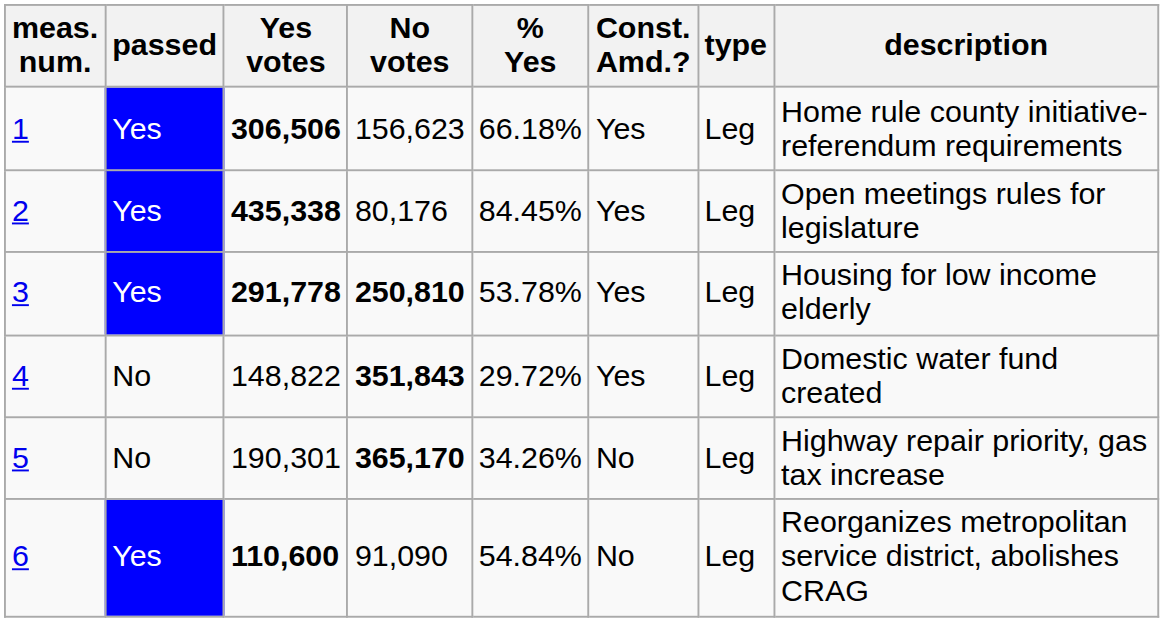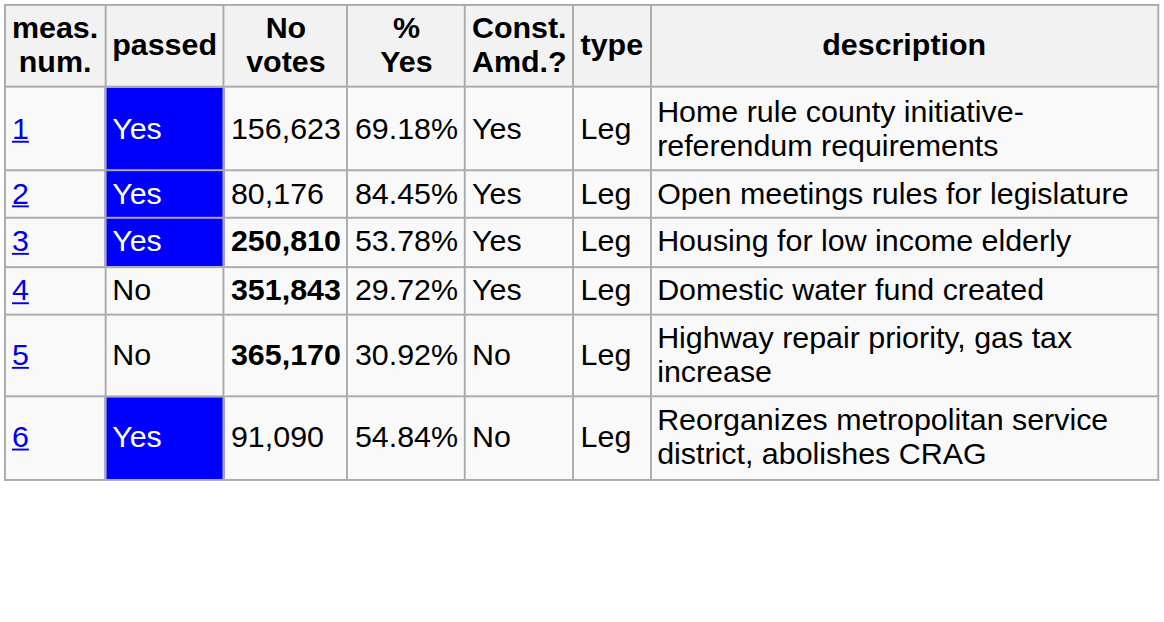- column: (286, 45)
(530, 128) 66.18% -> (406, 128) 69.18%
(530, 457) 34.26% -> (406, 355) 30.92%
